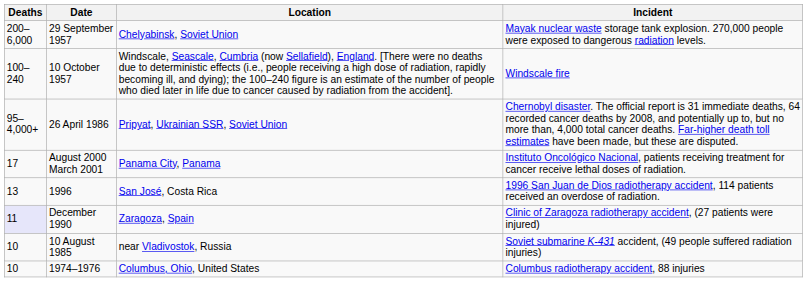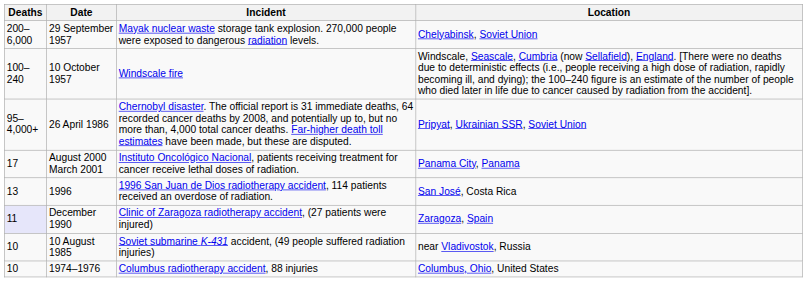columns swapped: (653, 12) <-> (310, 12)
